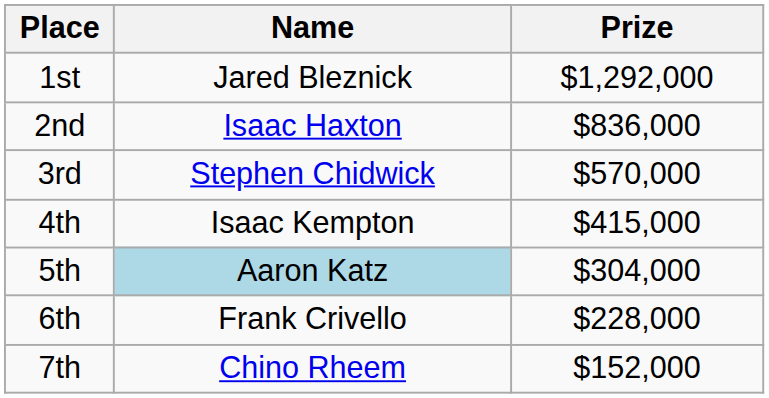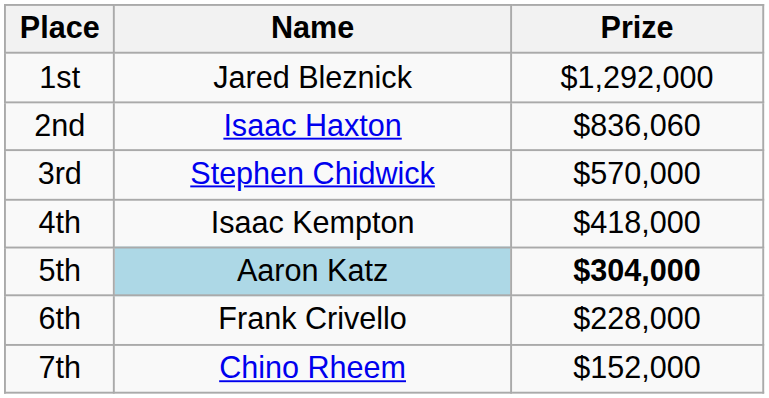(637, 125) $836,000 -> (637, 125) $836,060
(637, 222) $415,000 -> (637, 222) $418,000
(637, 271) normal -> (637, 271) bold
